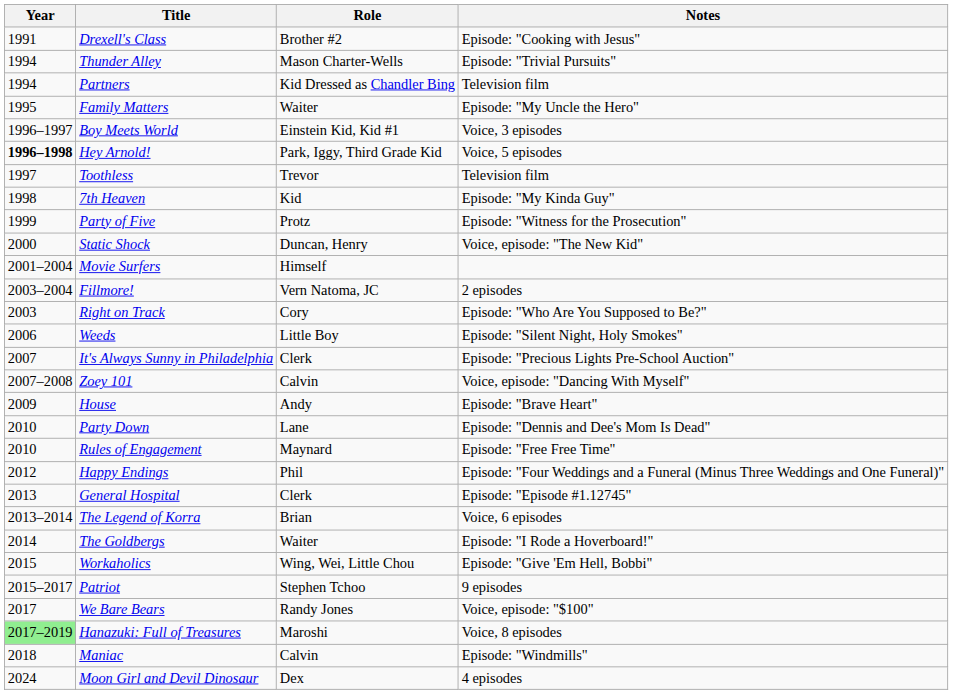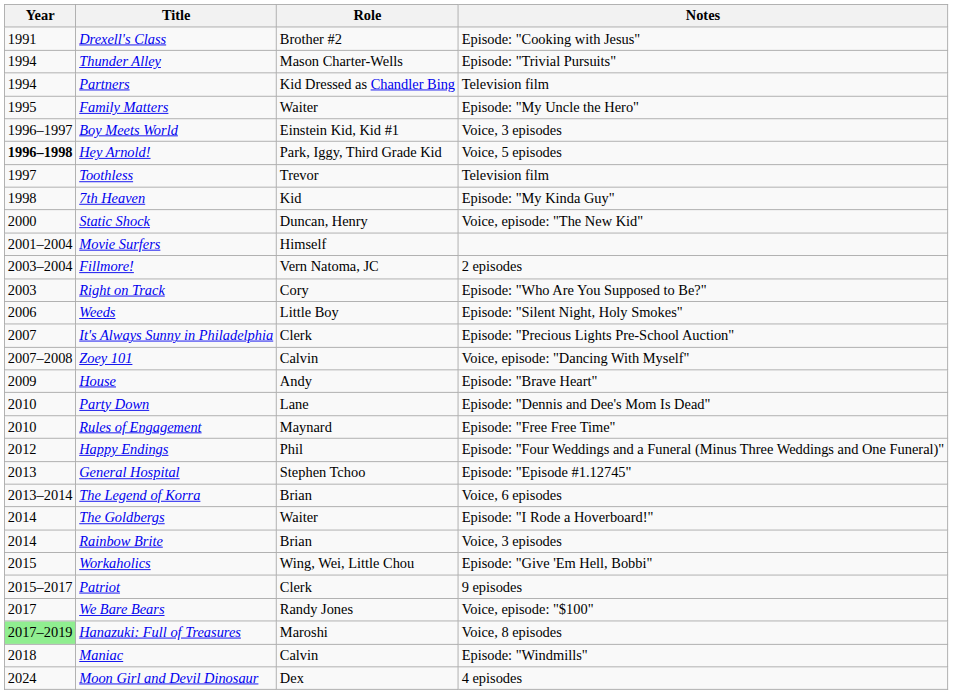- row: (117, 221)
(296, 495) Clerk -> (323, 472) Stephen Tchoo
+ row: (121, 541)
(323, 586) Stephen Tchoo -> (296, 586) Clerk
